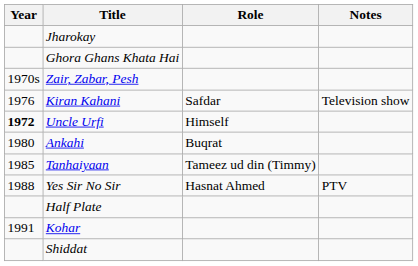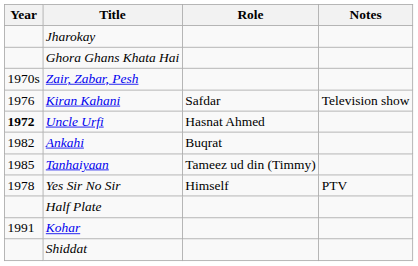(207, 121) Himself -> (225, 121) Hasnat Ahmed
(21, 143) 1980 -> (21, 143) 1982
(21, 185) 1988 -> (21, 185) 1978
(225, 185) Hasnat Ahmed -> (207, 185) Himself
